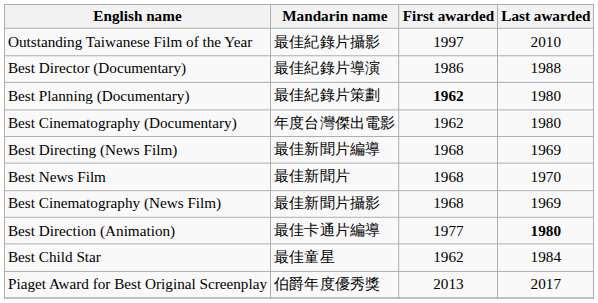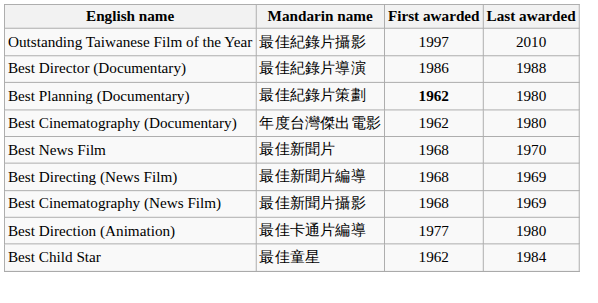rows swapped: (57, 176) <-> (93, 149)
(546, 230) bold -> (531, 230) normal
- row: (138, 284)
